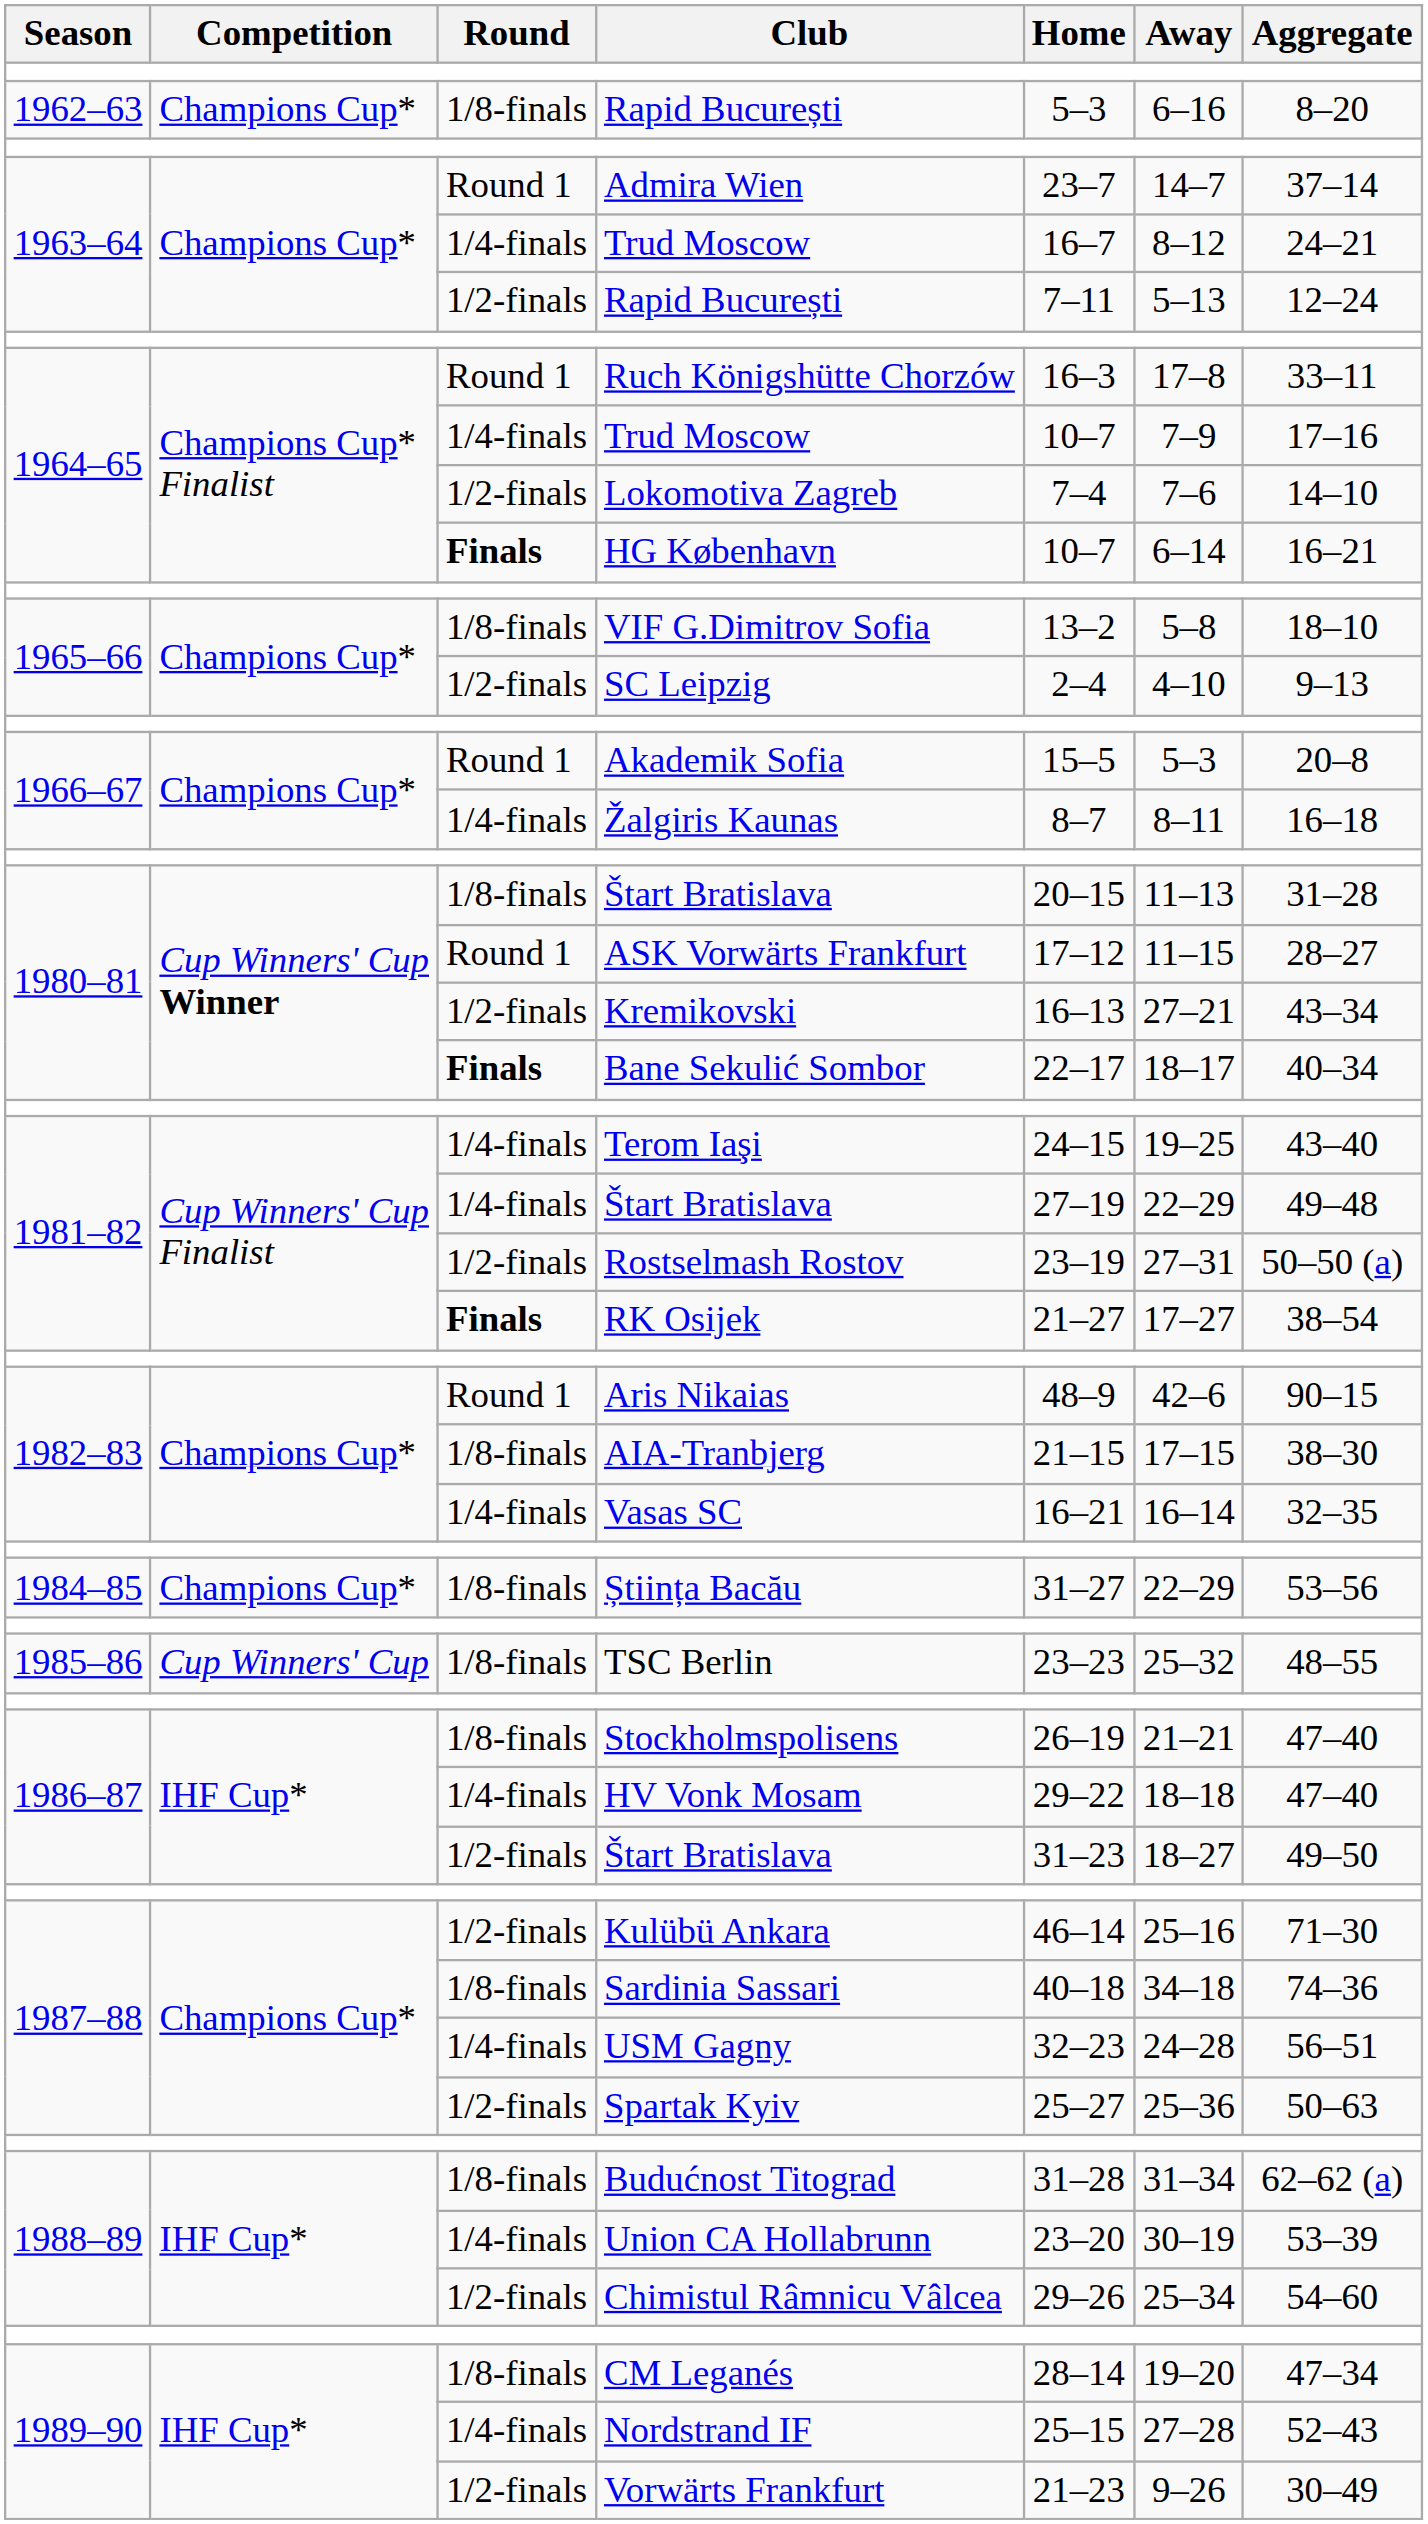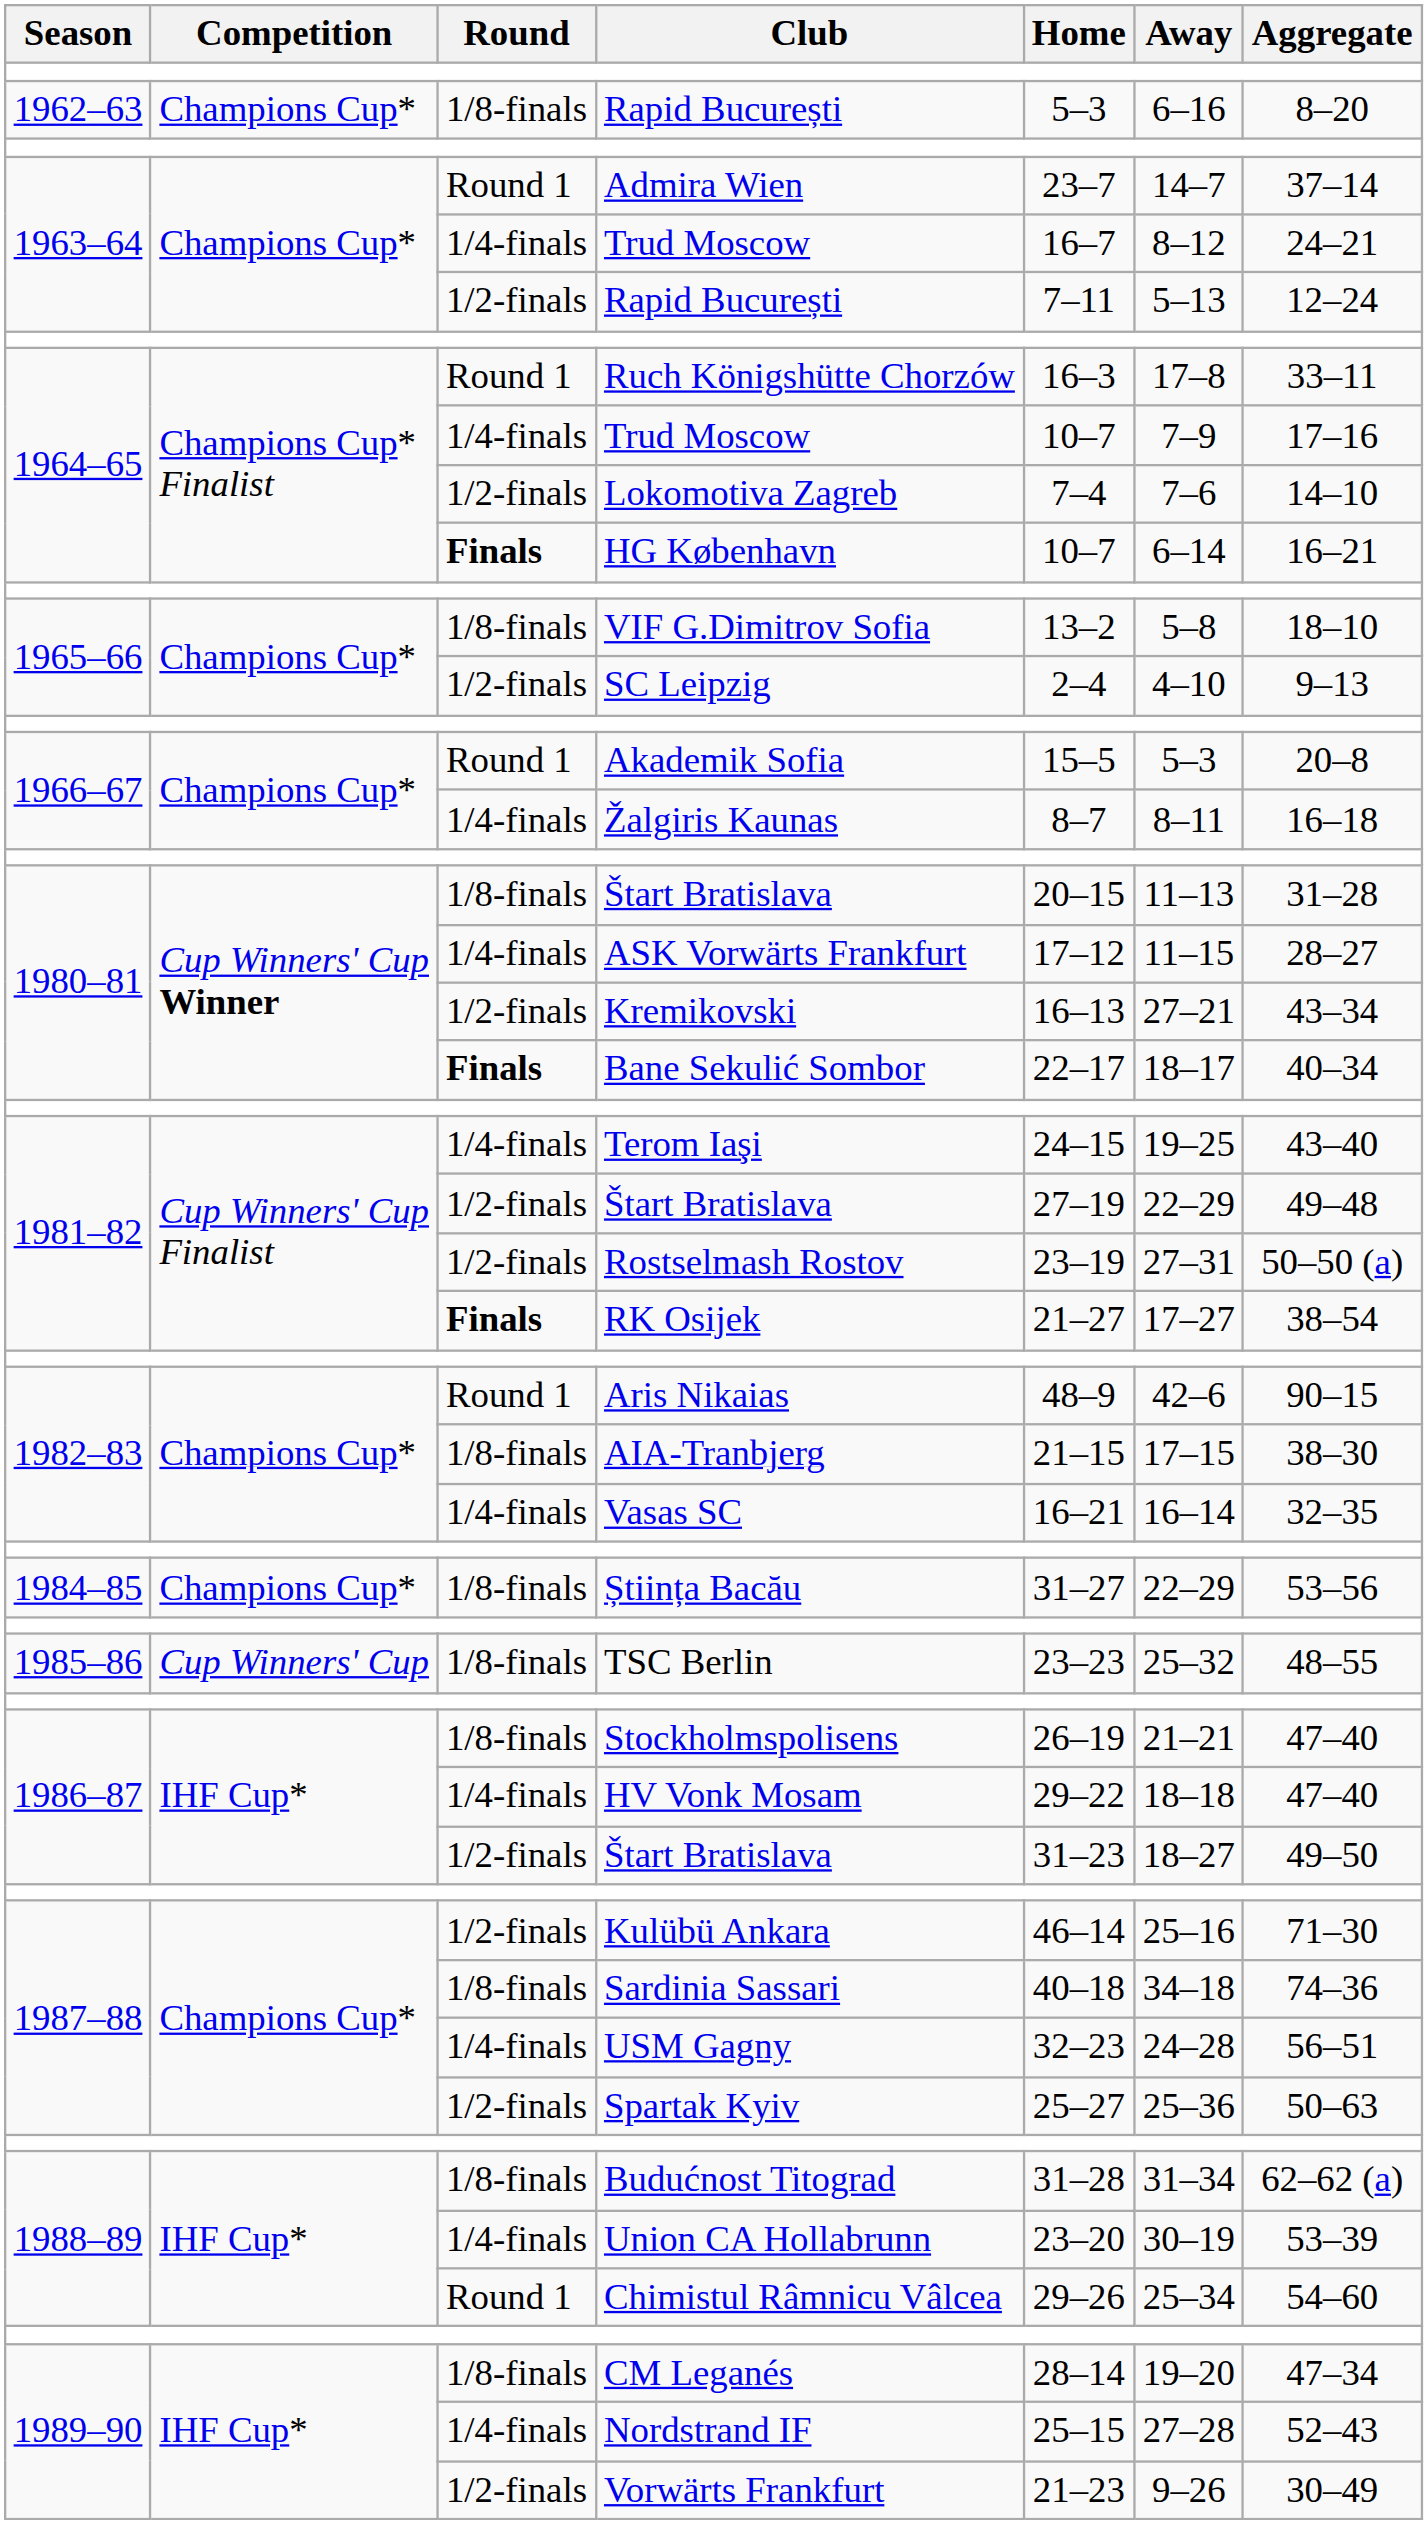(509, 952) Round 1 -> (516, 952) 1/4-finals
(516, 1202) 1/4-finals -> (516, 1202) 1/2-finals
(516, 2296) 1/2-finals -> (509, 2296) Round 1
